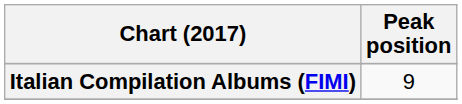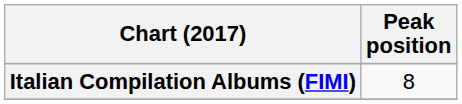(409, 81) 9 -> (409, 81) 8
